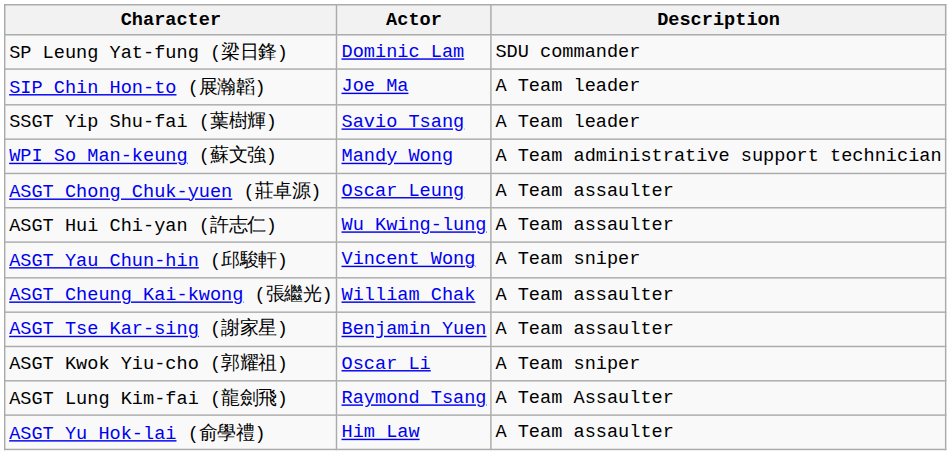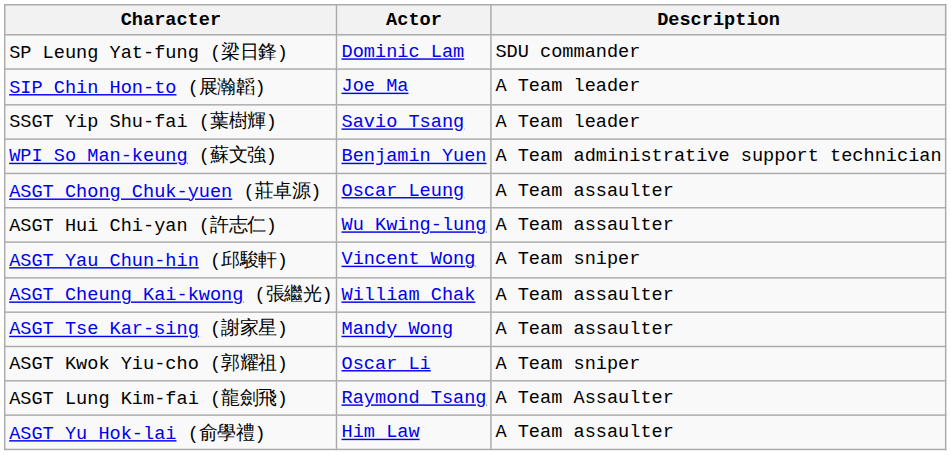(397, 156) Mandy Wong -> (414, 156) Benjamin Yuen
(414, 329) Benjamin Yuen -> (397, 329) Mandy Wong
